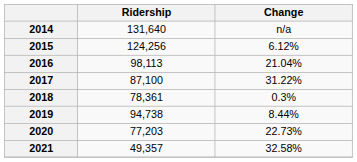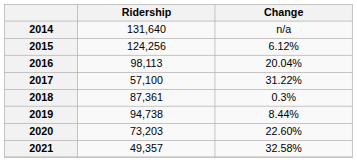(284, 64) 21.04% -> (284, 64) 20.04%
(146, 81) 87,100 -> (146, 81) 57,100
(146, 98) 78,361 -> (146, 98) 87,361
(146, 132) 77,203 -> (146, 132) 73,203
(284, 132) 22.73% -> (284, 132) 22.60%
